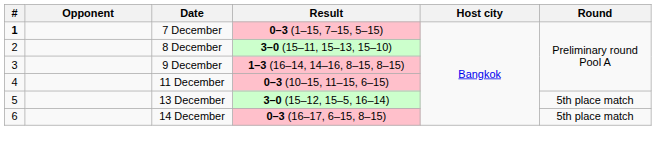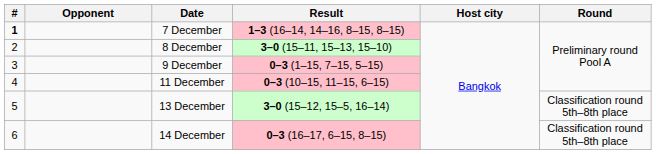(326, 31) 0–3 (1–15, 7–15, 5–15) -> (326, 31) 1–3 (16–14, 14–16, 8–15, 8–15)
(326, 65) 1–3 (16–14, 14–16, 8–15, 8–15) -> (326, 65) 0–3 (1–15, 7–15, 5–15)
(595, 100) 5th place match -> (595, 106) Classification round 5th–8th place
(595, 117) 5th place match -> (595, 135) Classification round 5th–8th place
